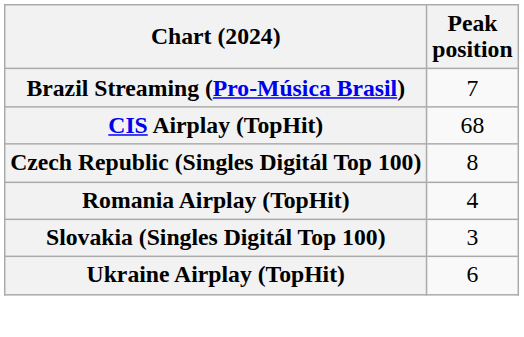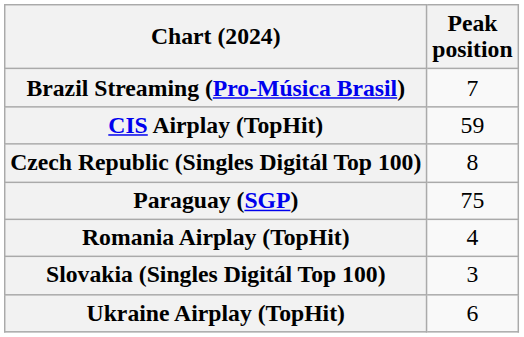(472, 125) 68 -> (472, 125) 59
+ row: (216, 200)
